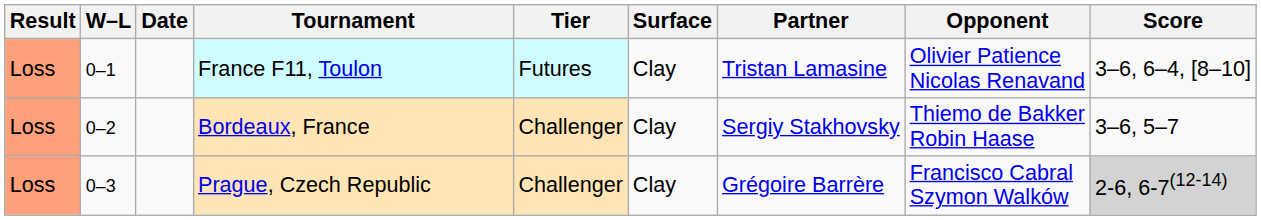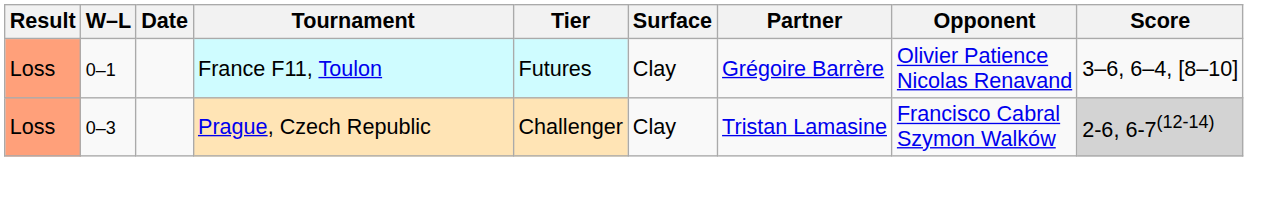(805, 68) Tristan Lamasine -> (803, 68) Grégoire Barrère
- row: (284, 126)
(803, 185) Grégoire Barrère -> (805, 126) Tristan Lamasine
